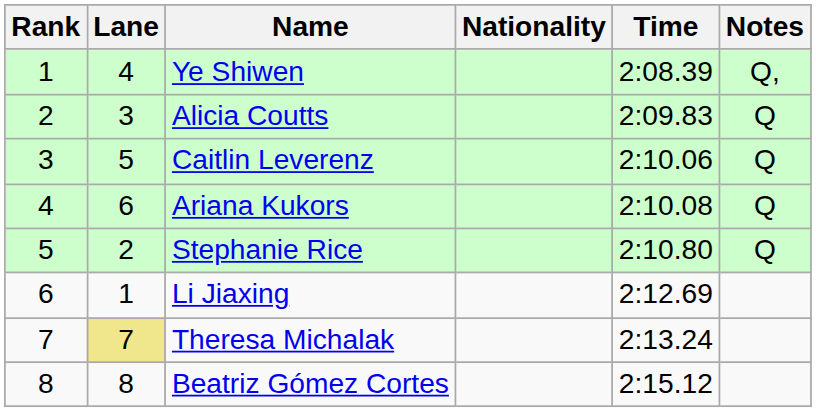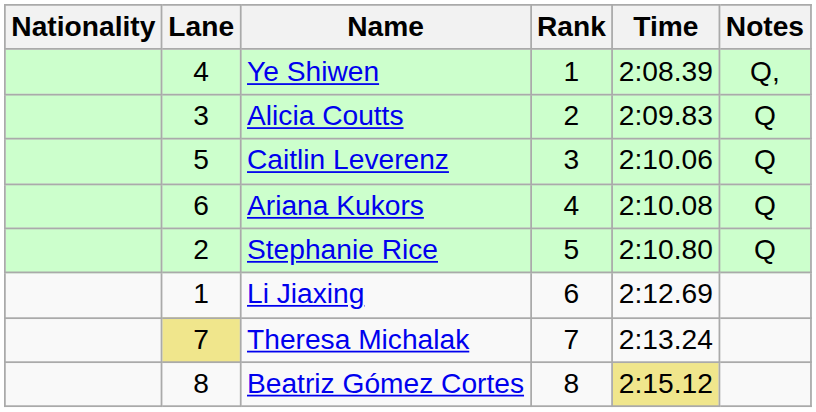columns swapped: (46, 26) <-> (534, 26)
(666, 384) no background -> (666, 384) khaki background
